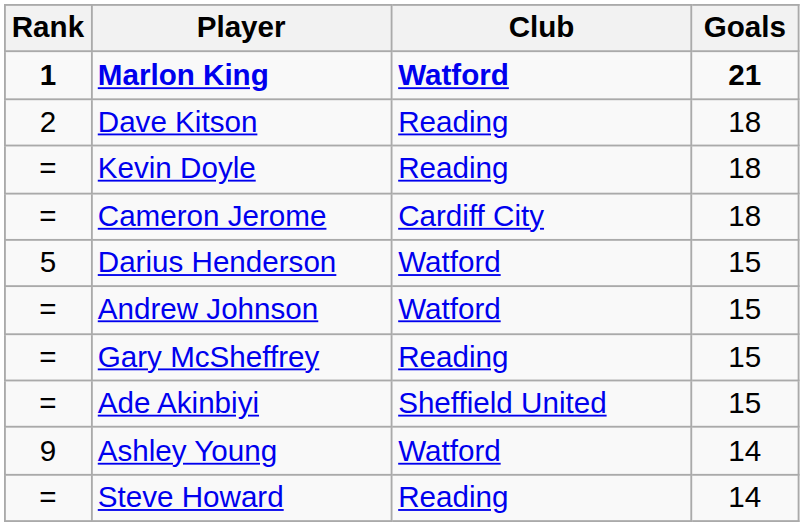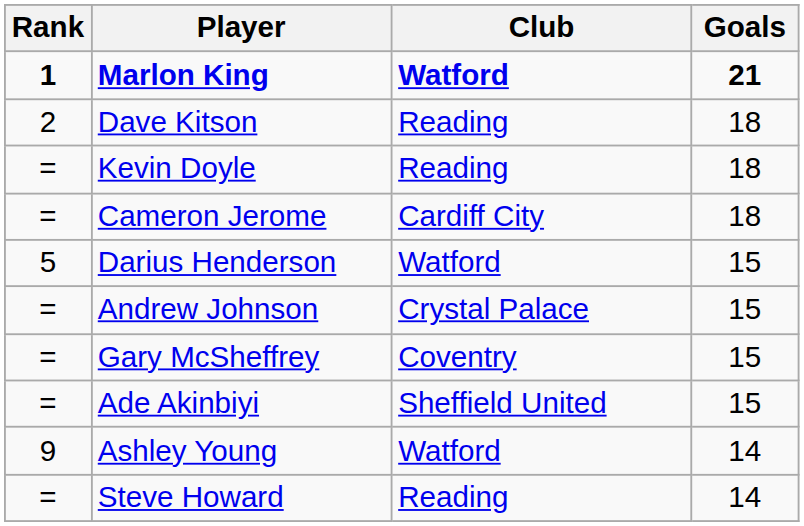(449, 309) Watford -> (494, 309) Crystal Palace
(453, 356) Reading -> (457, 356) Coventry
